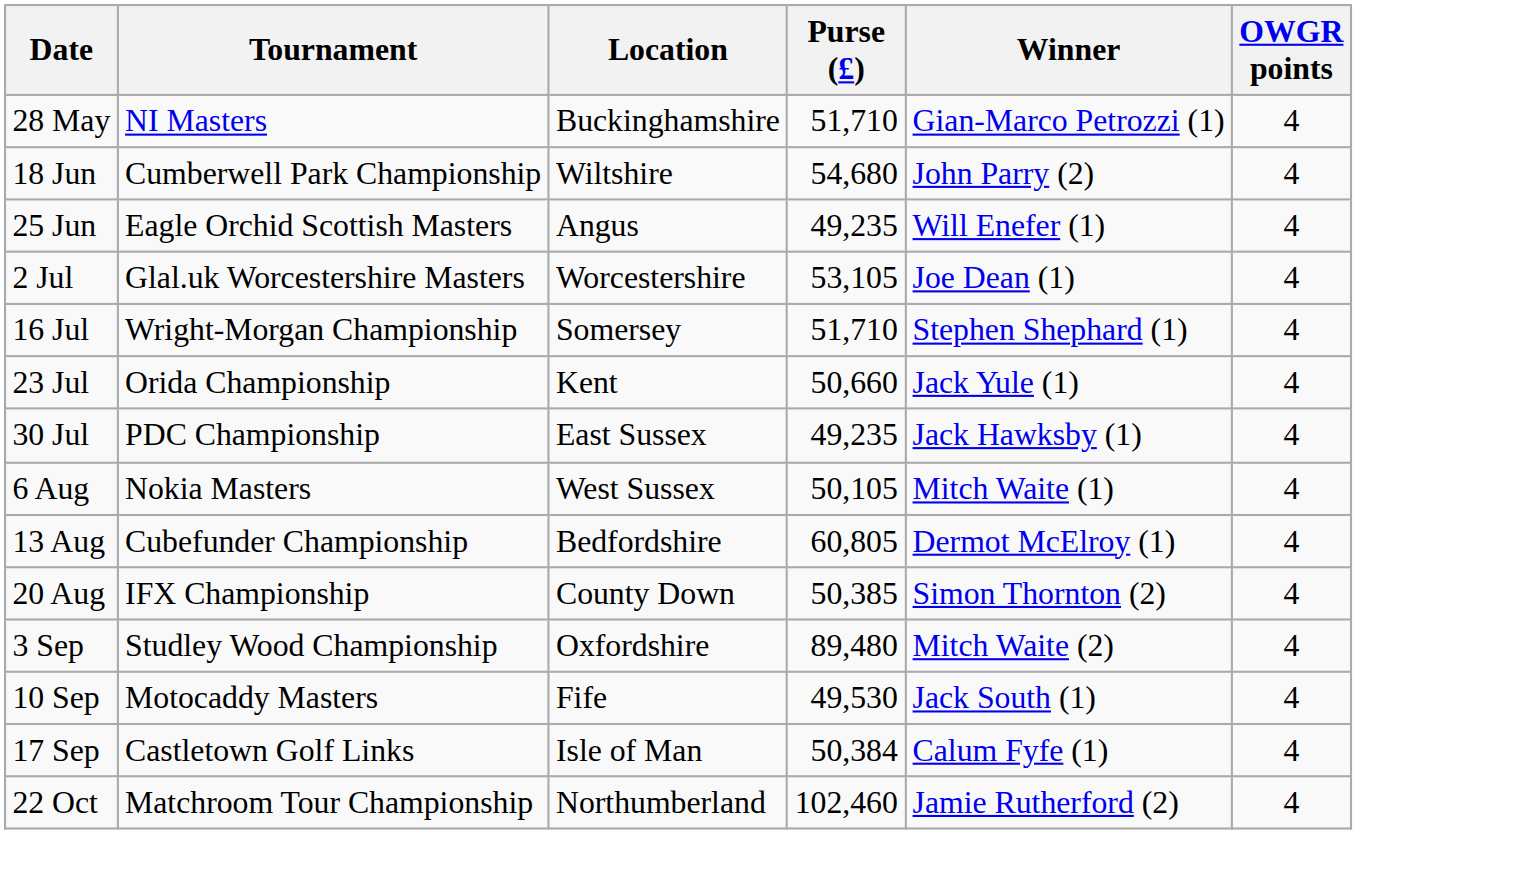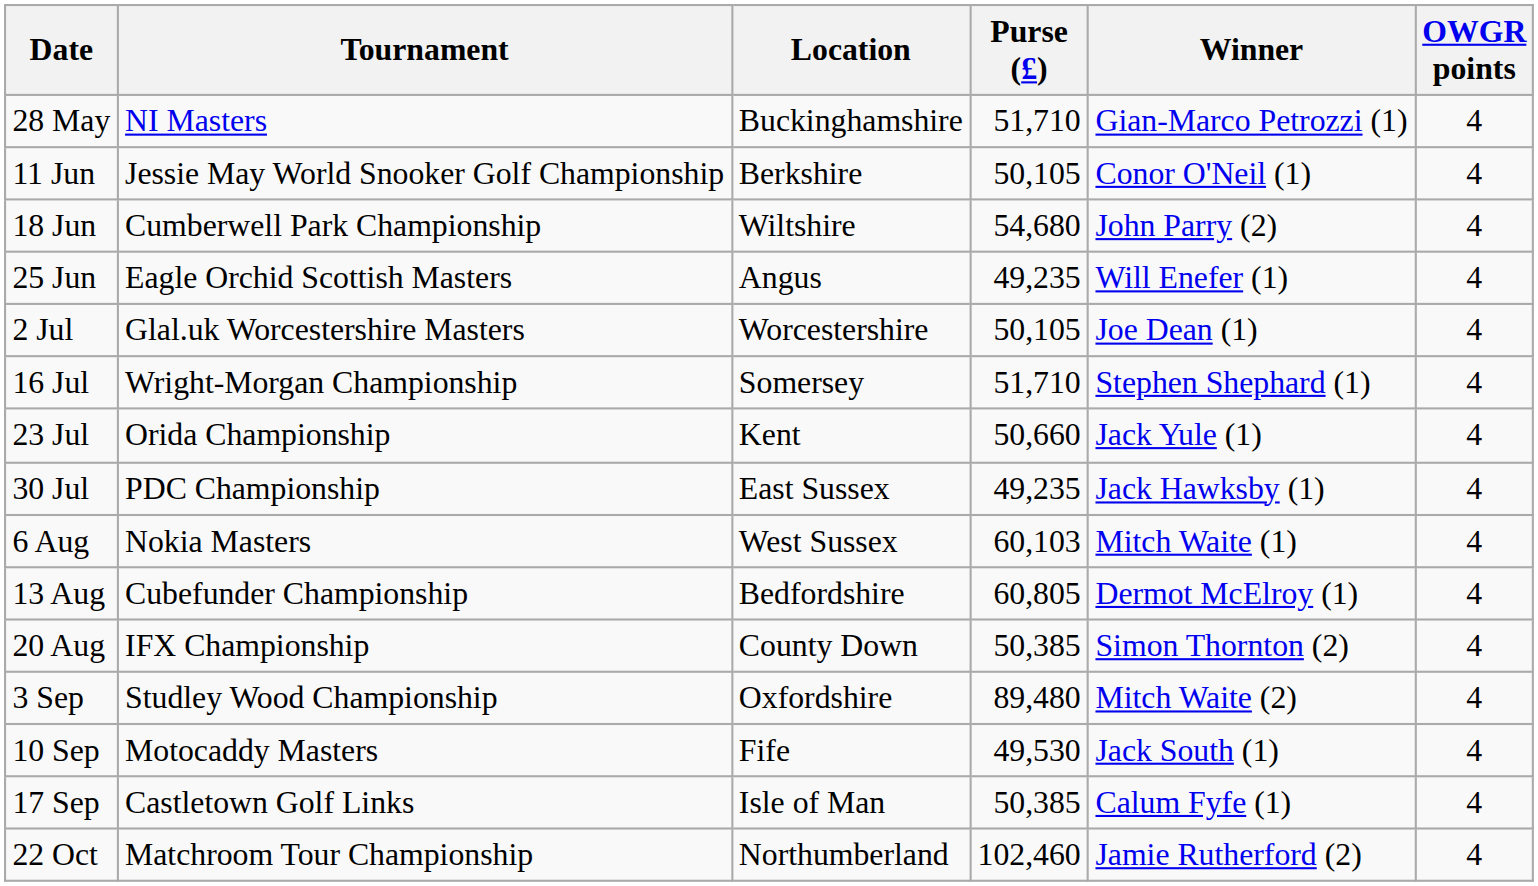+ row: (54, 173)
(854, 278) 53,105 -> (1037, 330) 50,105
(854, 487) 50,105 -> (1037, 539) 60,103
(854, 749) 50,384 -> (1037, 801) 50,385
